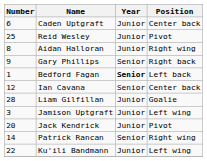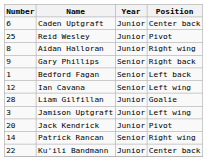(131, 74) bold -> (131, 74) normal
(175, 87) Center back -> (170, 87) Left wing
(170, 150) Left wing -> (175, 150) Center back
